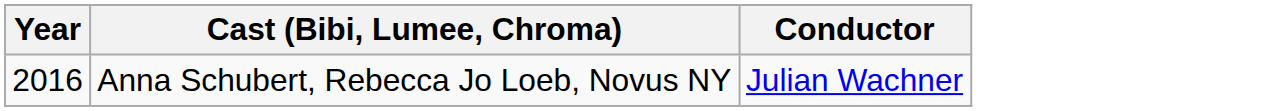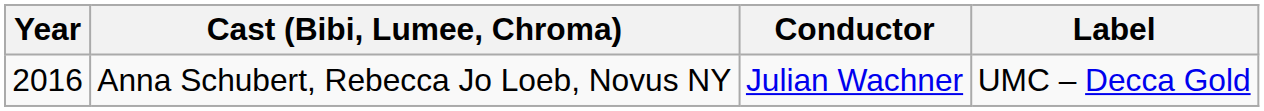+ column: (1114, 29)
